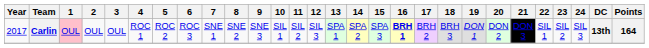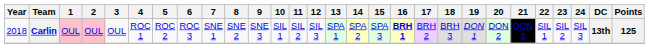(17, 30) 2017 -> (17, 30) 2018
(94, 30) no background -> (94, 30) pink background
(628, 30) 164 -> (628, 30) 125
